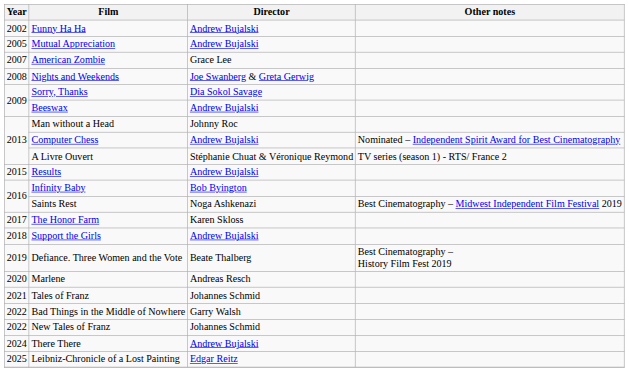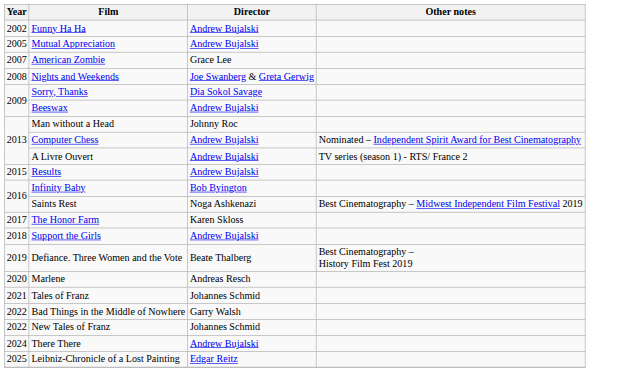(272, 156) Stéphanie Chuat & Véronique Reymond -> (224, 156) Andrew Bujalski
